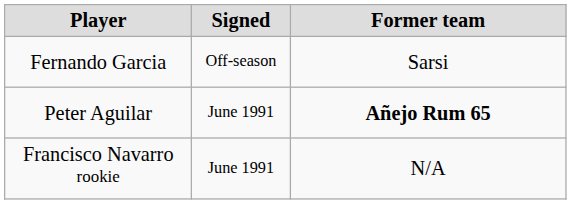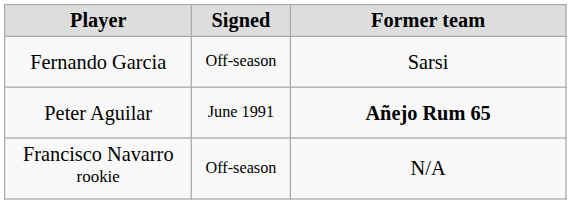(241, 168) June 1991 -> (241, 168) Off-season
